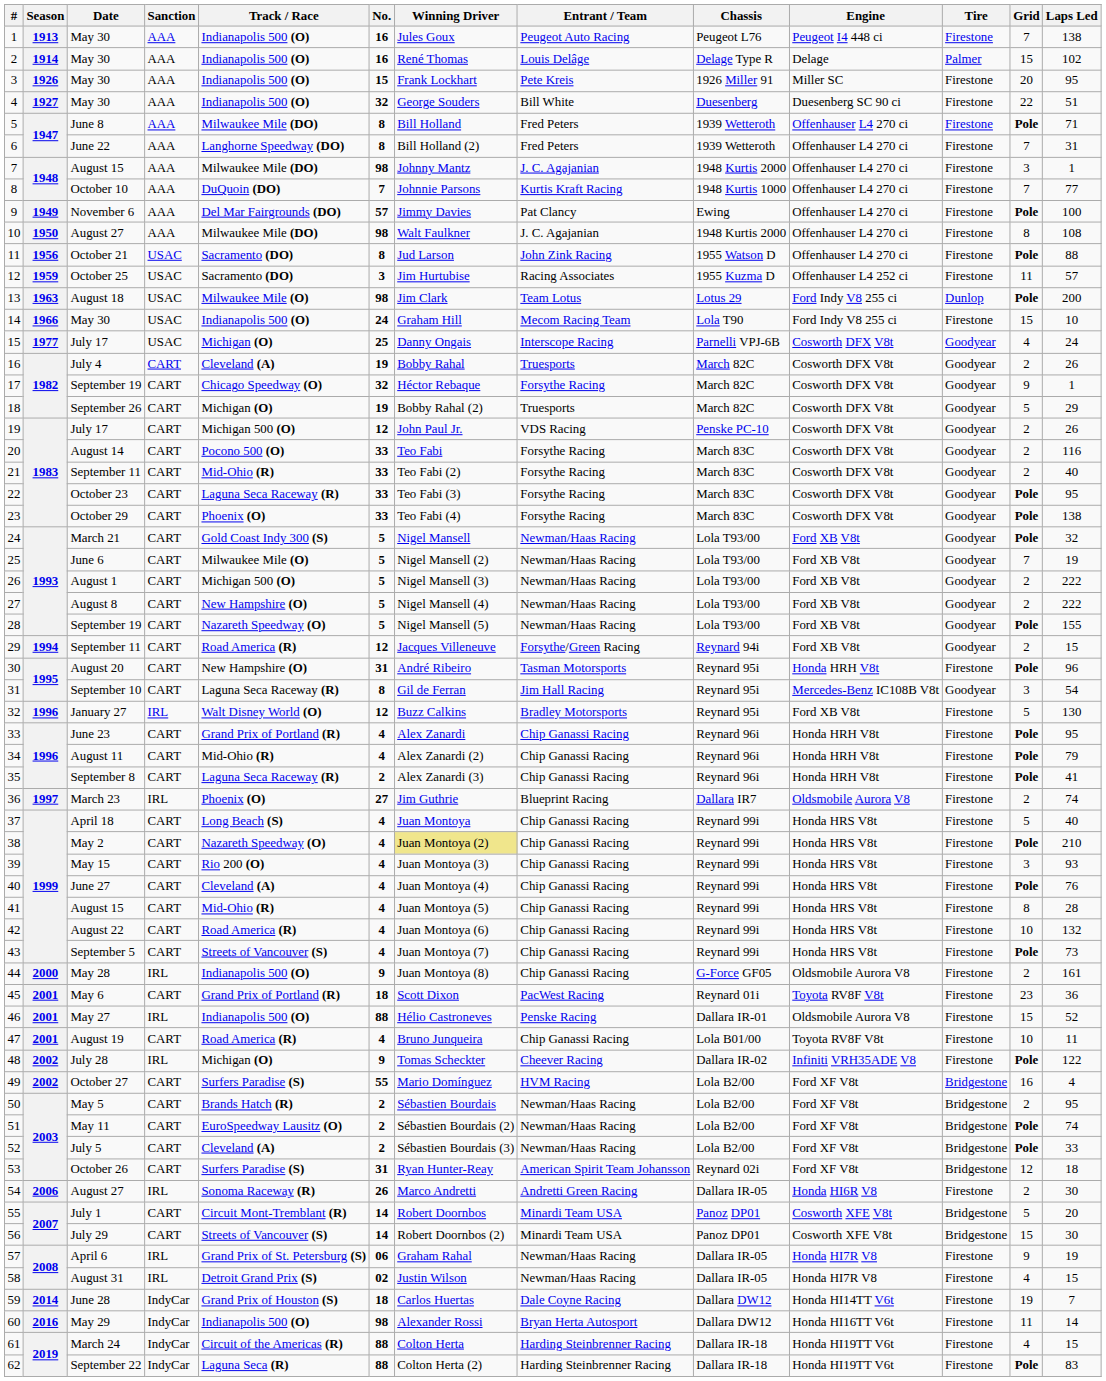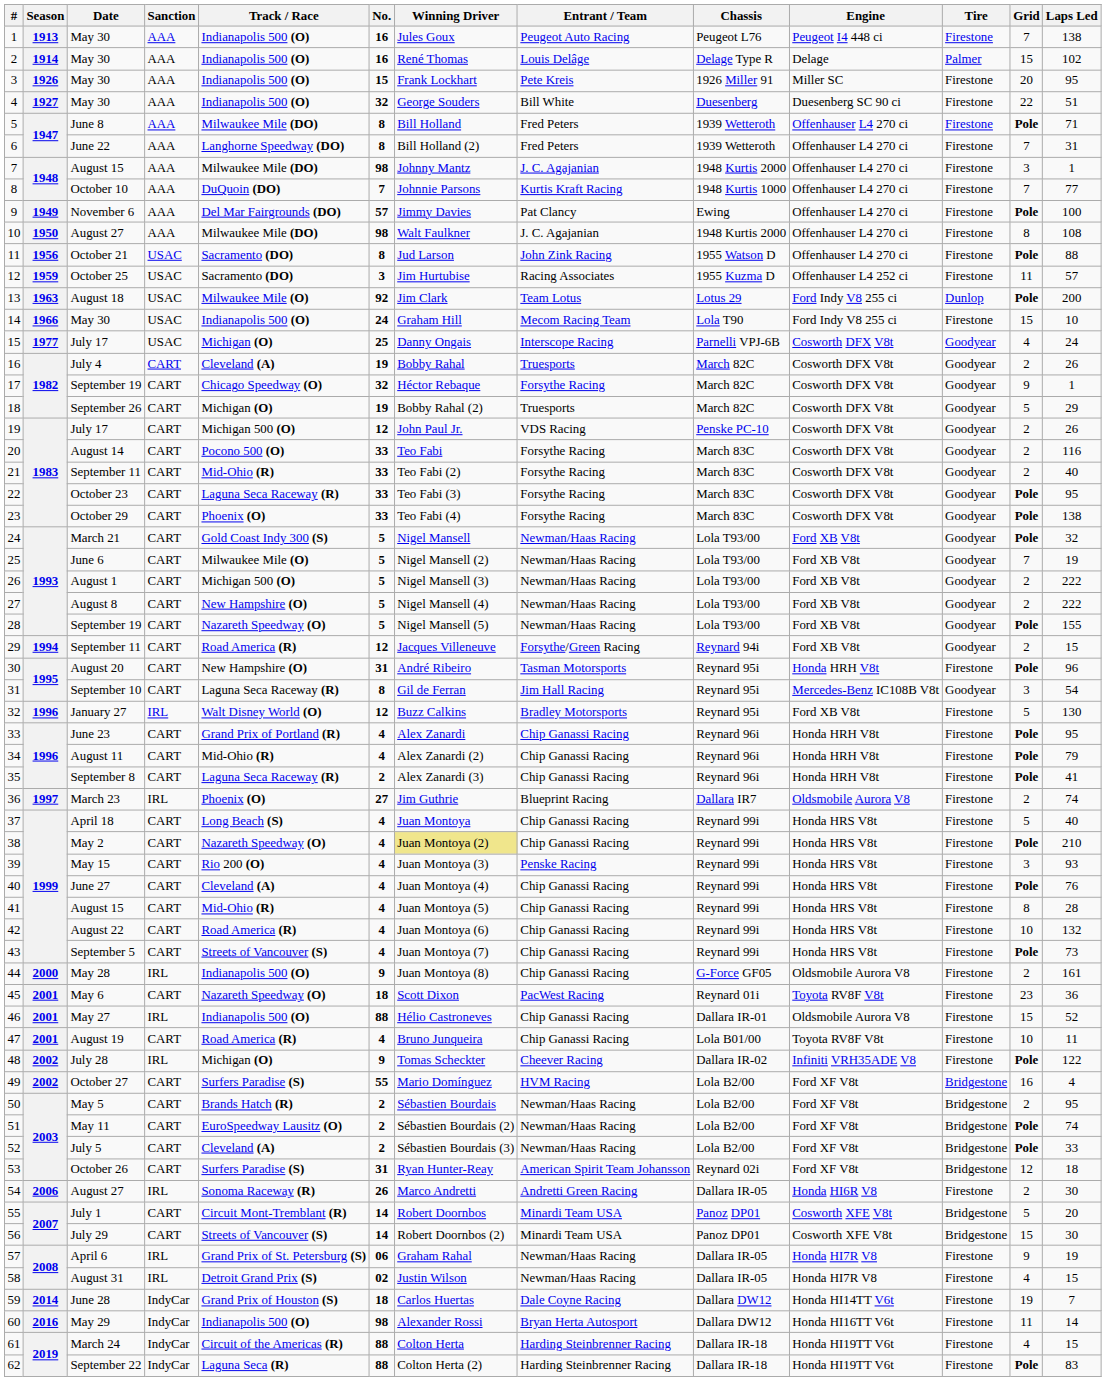(382, 298) 98 -> (382, 298) 92
(575, 864) Chip Ganassi Racing -> (558, 864) Penske Racing
(271, 995) Grand Prix of Portland (R) -> (264, 995) Nazareth Speedway (O)
(558, 1017) Penske Racing -> (575, 1017) Chip Ganassi Racing
